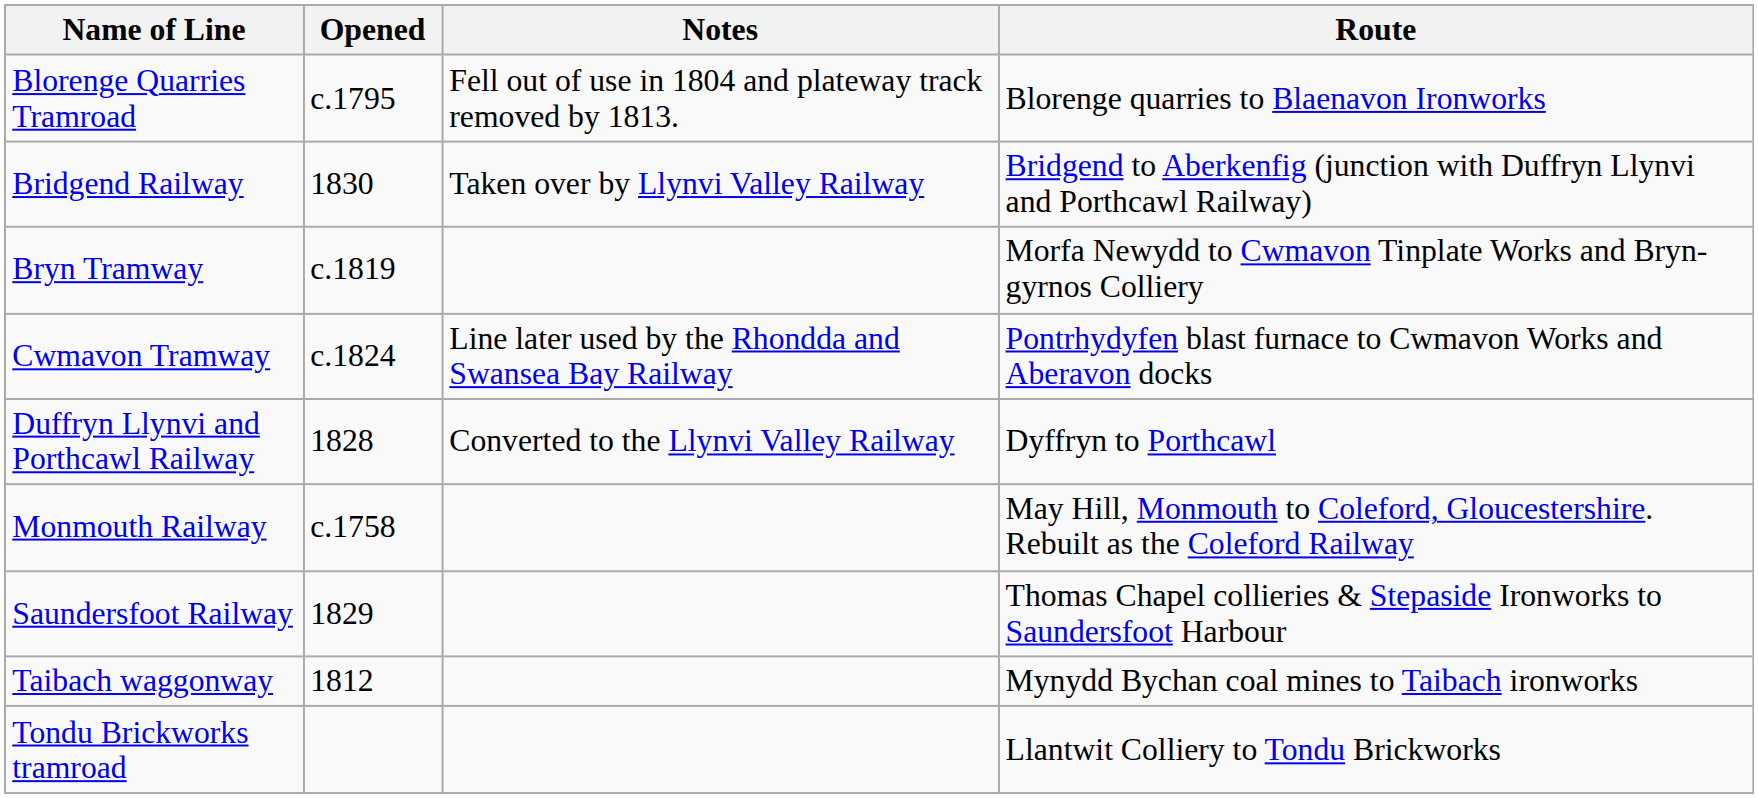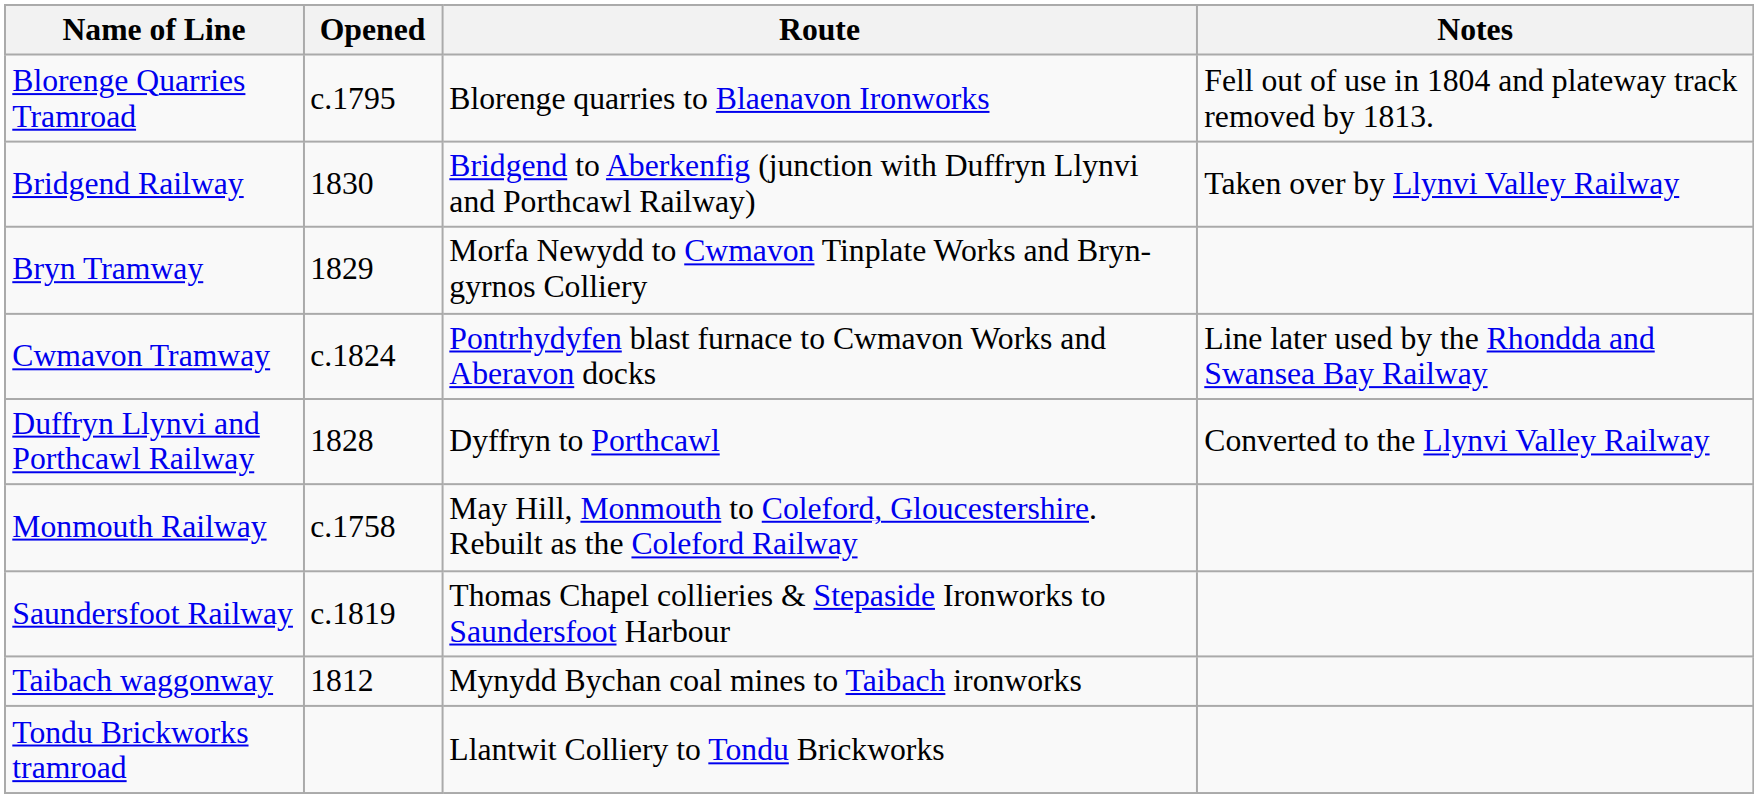columns swapped: (1376, 29) <-> (720, 29)
(353, 269) c.1819 -> (342, 269) 1829
(342, 612) 1829 -> (353, 612) c.1819
